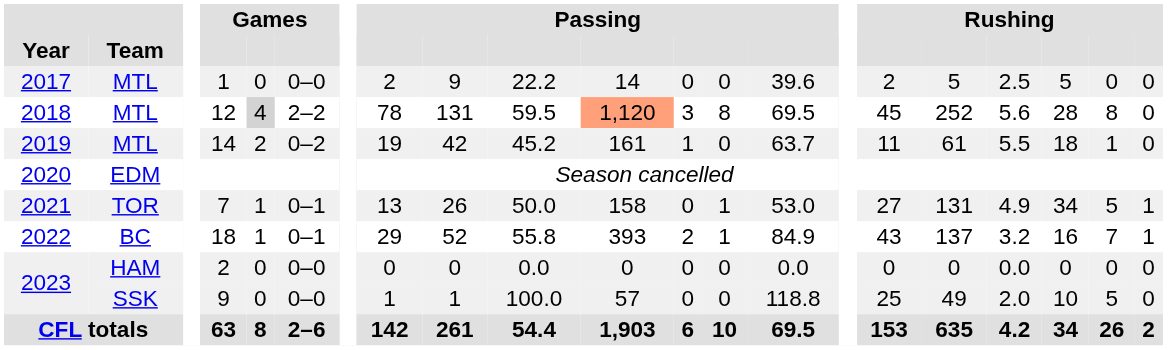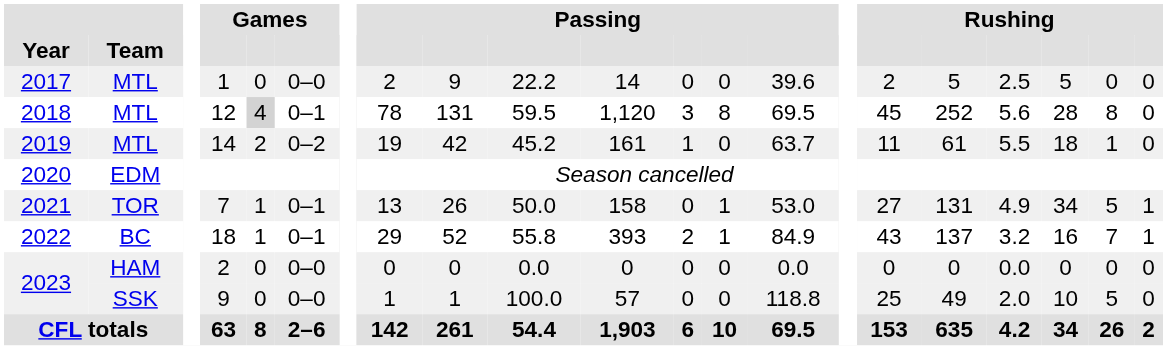(307, 112) 2–2 -> (307, 112) 0–1
(627, 112) lightsalmon background -> (627, 112) no background
